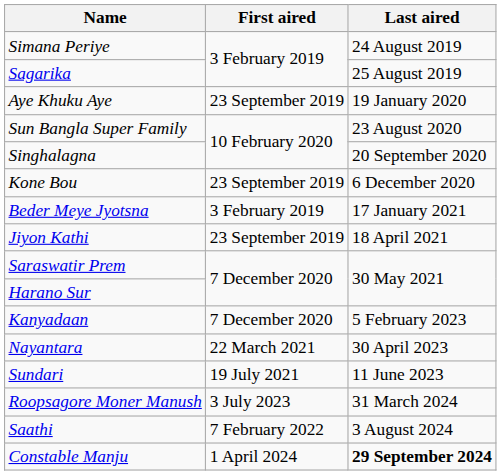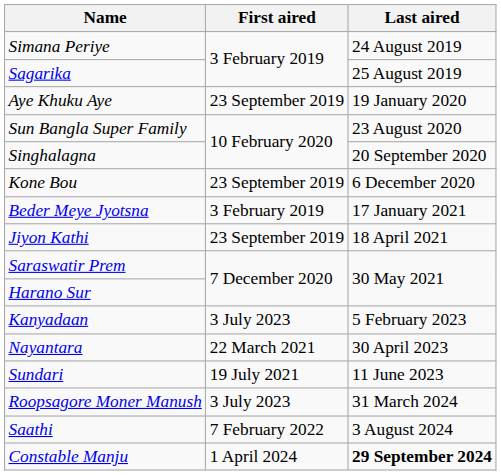(271, 319) 7 December 2020 -> (250, 319) 3 July 2023
